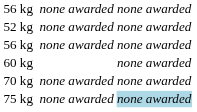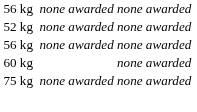- row: (18, 81)
(154, 99) lightblue background -> (154, 81) no background
